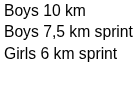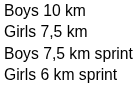+ row: (46, 32)
